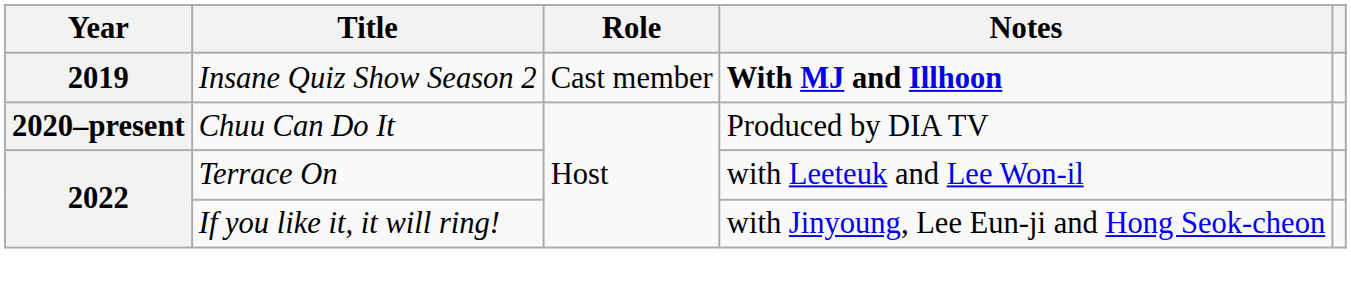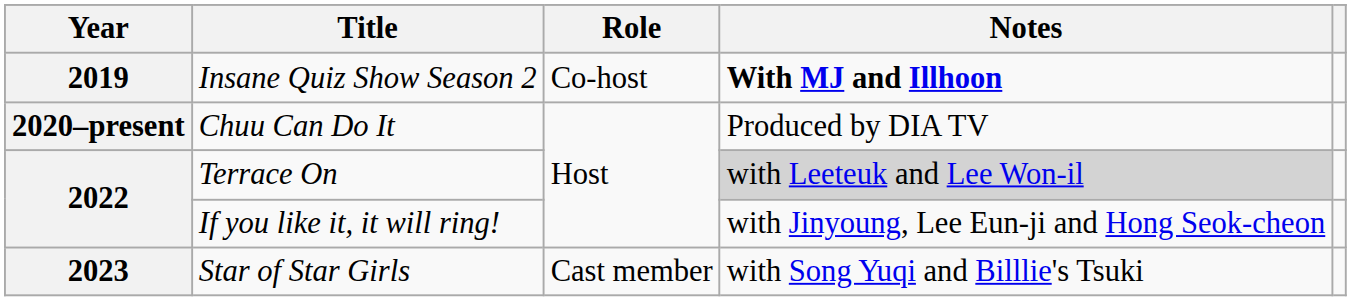(632, 77) Cast member -> (599, 77) Co-host
(905, 174) no background -> (905, 174) lightgrey background
+ row: (304, 271)
